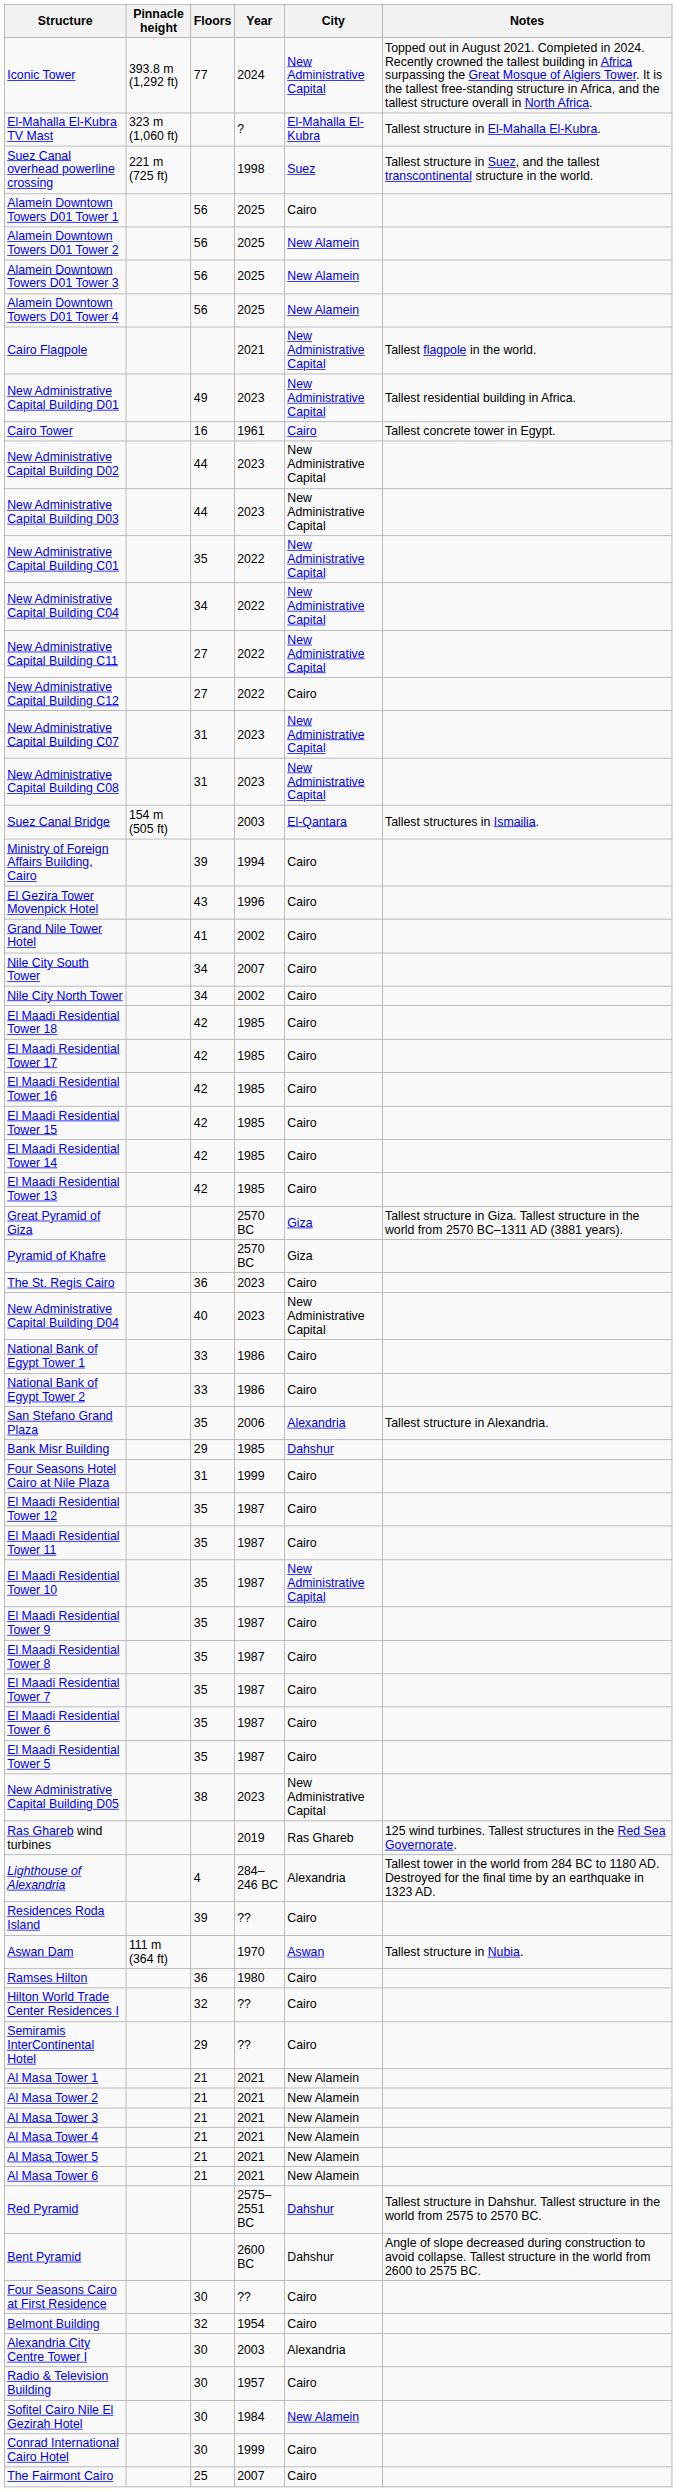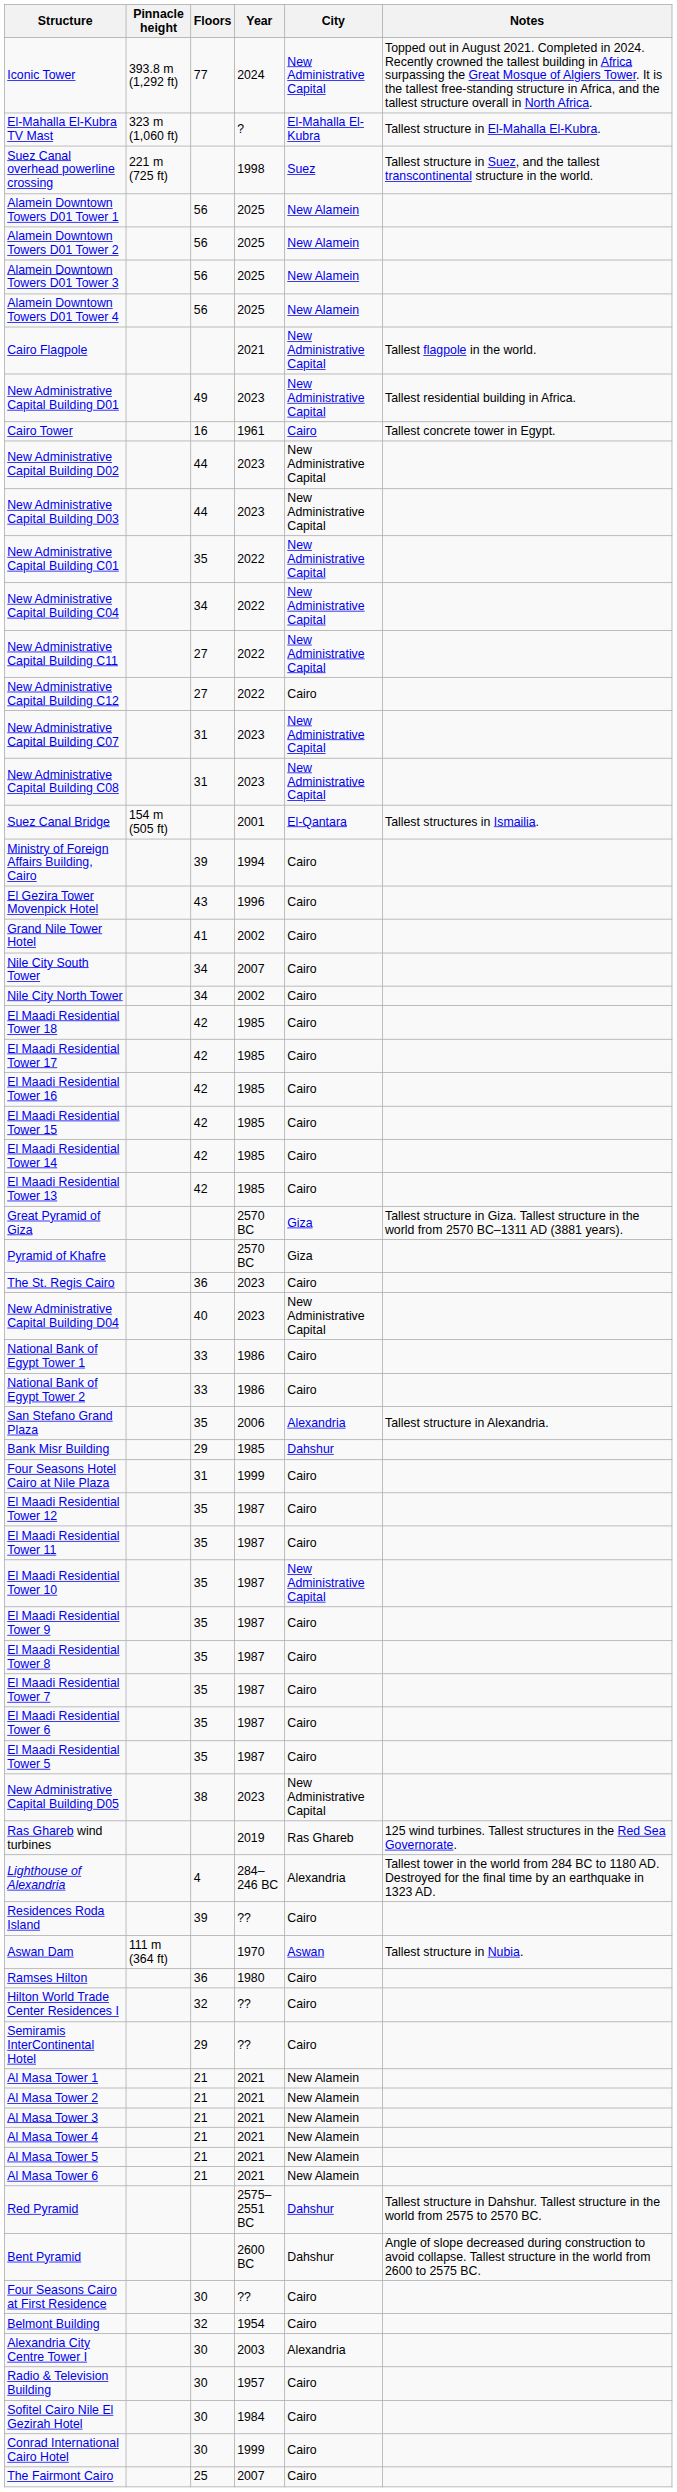(302, 210) Cairo -> (323, 210) New Alamein
(251, 822) 2003 -> (251, 822) 2001
(323, 2417) New Alamein -> (302, 2417) Cairo
